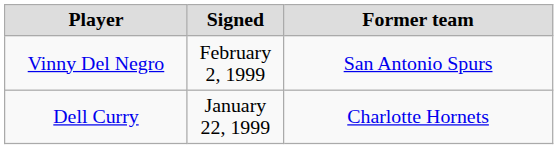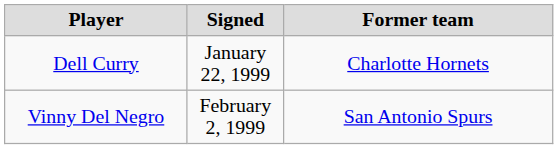rows swapped: (96, 116) <-> (96, 62)
